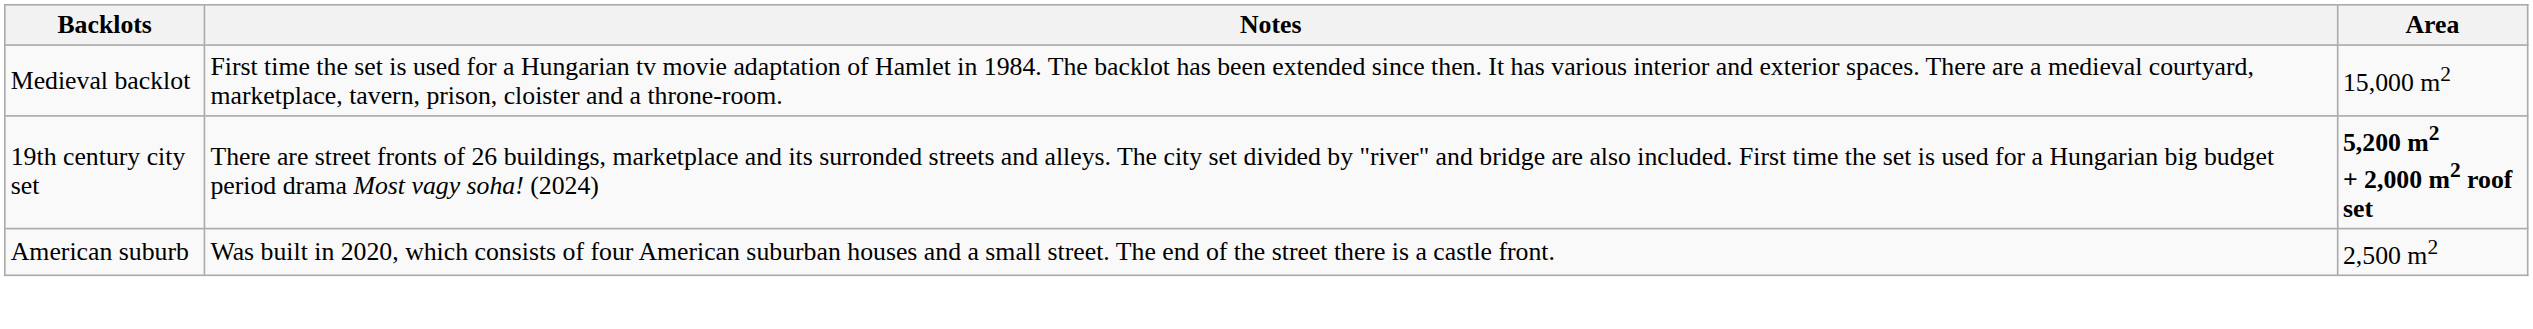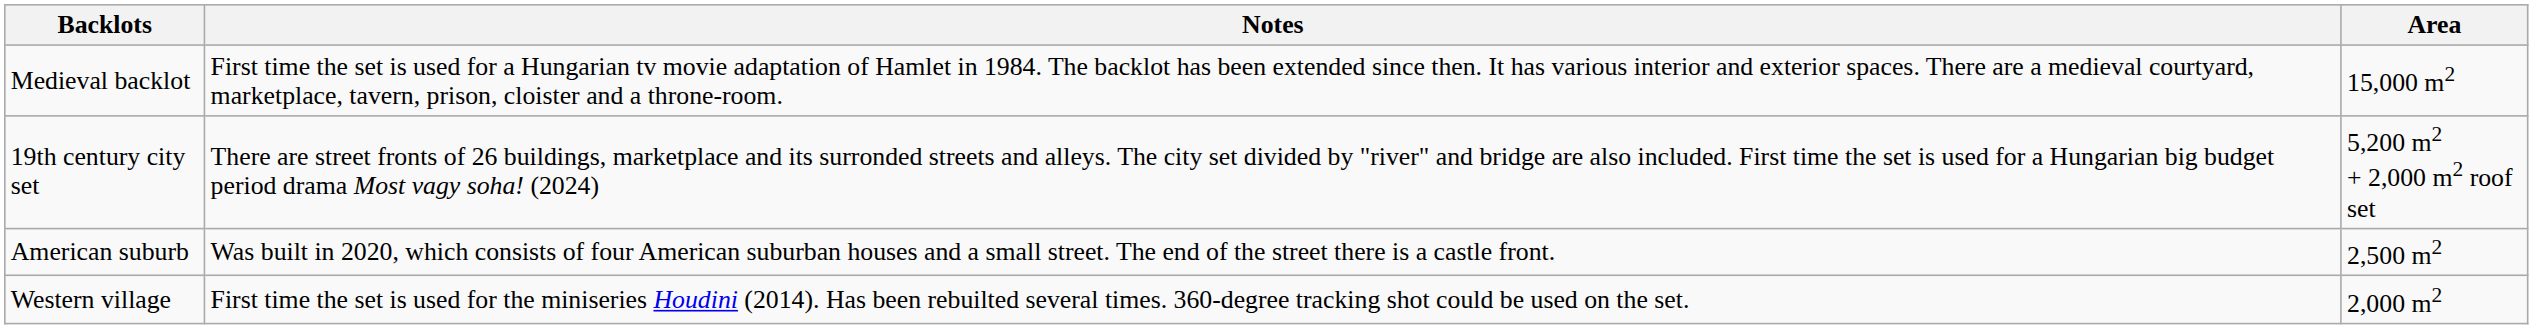(2428, 171) bold -> (2430, 171) normal
+ row: (91, 299)
